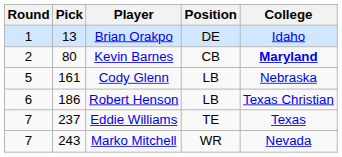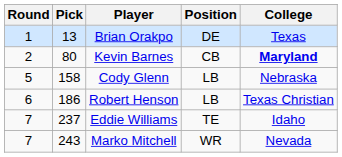(288, 36) Idaho -> (288, 36) Texas
(69, 78) 161 -> (69, 78) 158
(288, 120) Texas -> (288, 120) Idaho
